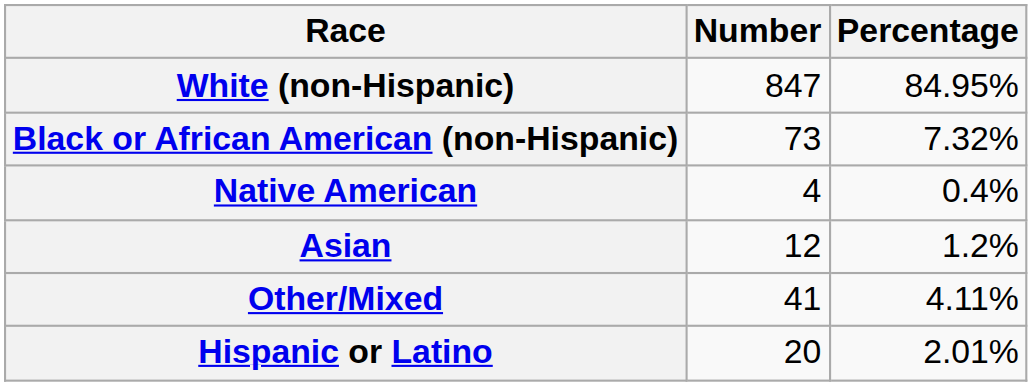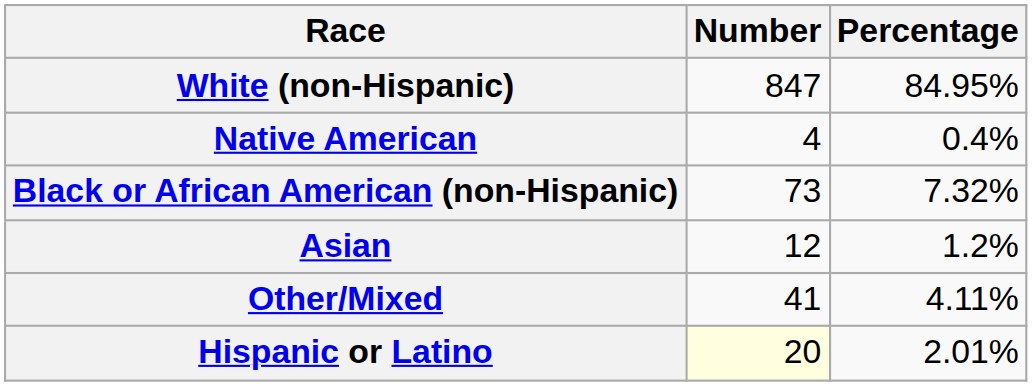rows swapped: (346, 138) <-> (346, 191)
(803, 352) no background -> (803, 352) lightyellow background
